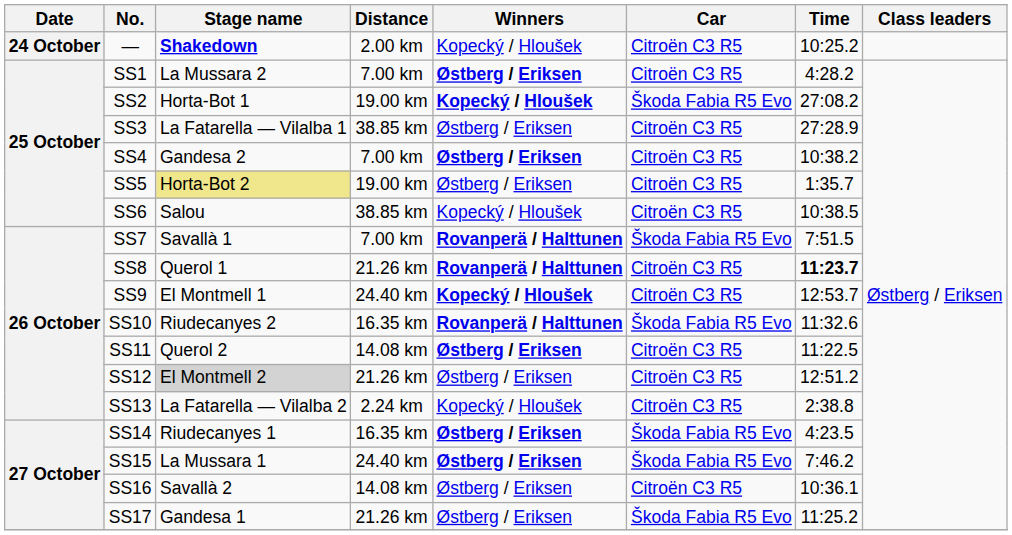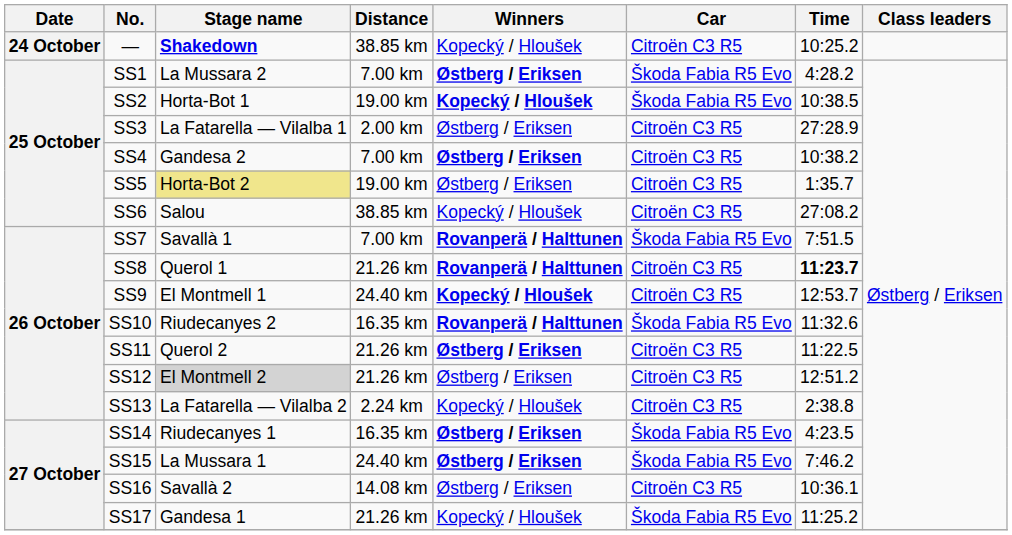(392, 46) 2.00 km -> (392, 46) 38.85 km
(687, 73) Citroën C3 R5 -> (711, 73) Škoda Fabia R5 Evo
(829, 101) 27:08.2 -> (829, 101) 10:38.5
(392, 129) 38.85 km -> (392, 129) 2.00 km
(829, 212) 10:38.5 -> (829, 212) 27:08.2
(392, 350) 14.08 km -> (392, 350) 21.26 km
(504, 516) Østberg / Eriksen -> (509, 516) Kopecký / Hloušek
